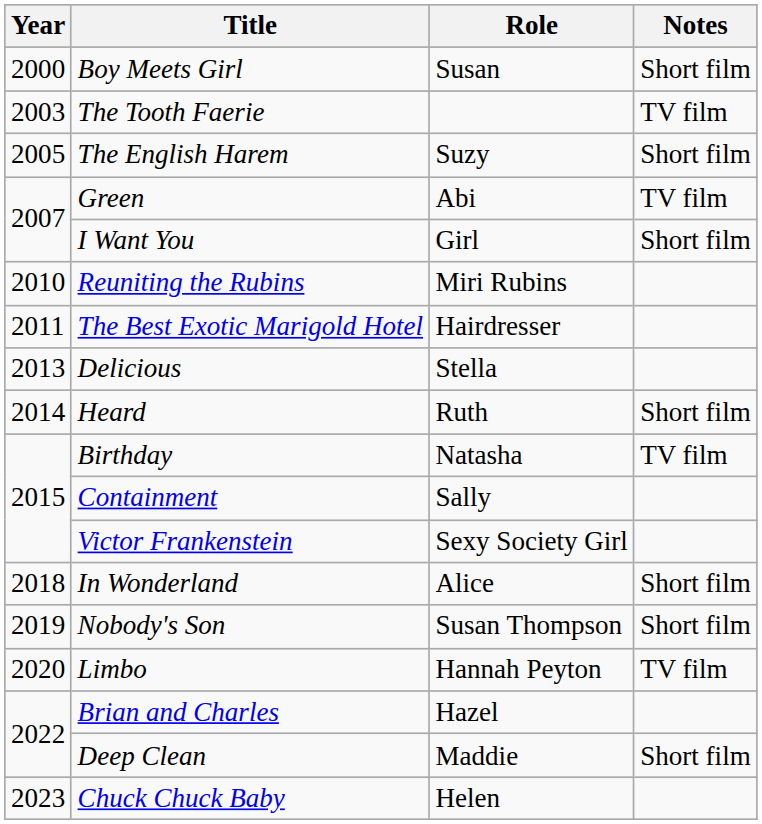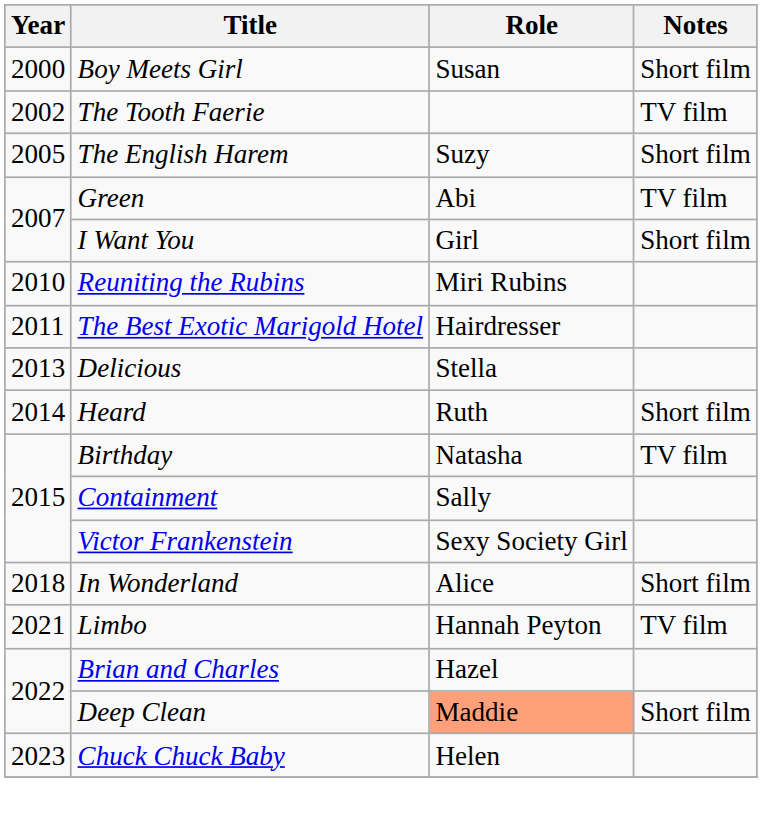(38, 111) 2003 -> (38, 111) 2002
- row: (151, 626)
(38, 669) 2020 -> (38, 626) 2021
(477, 754) no background -> (477, 712) lightsalmon background
